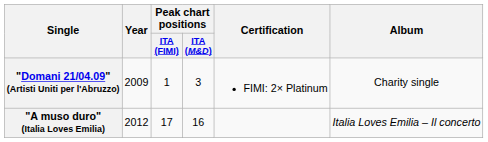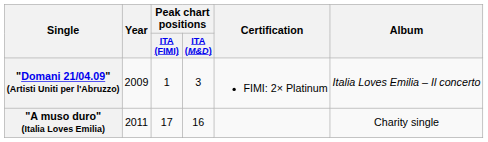(407, 83) Charity single -> (407, 83) Italia Loves Emilia – Il concerto
(136, 123) 2012 -> (136, 123) 2011
(407, 123) Italia Loves Emilia – Il concerto -> (407, 123) Charity single
